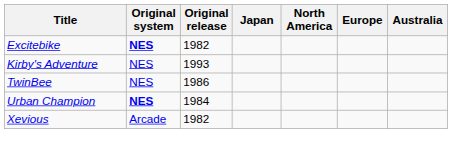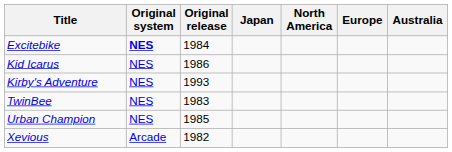(196, 45) 1982 -> (196, 45) 1984
+ row: (33, 63)
(196, 82) 1986 -> (196, 100) 1983
(141, 100) bold -> (141, 119) normal
(196, 100) 1984 -> (196, 119) 1985
